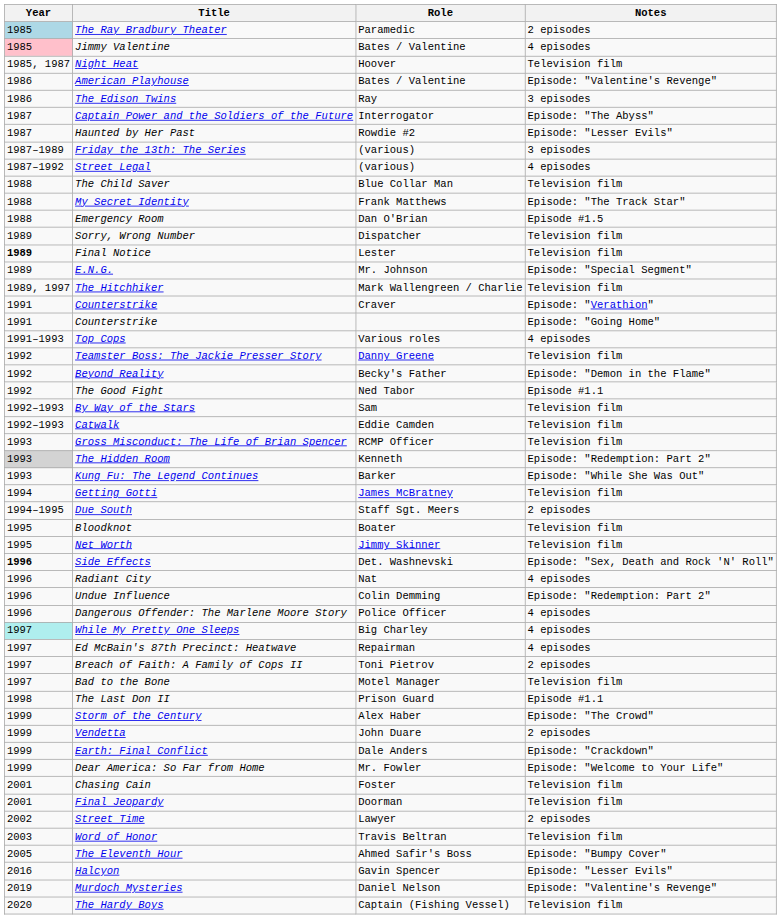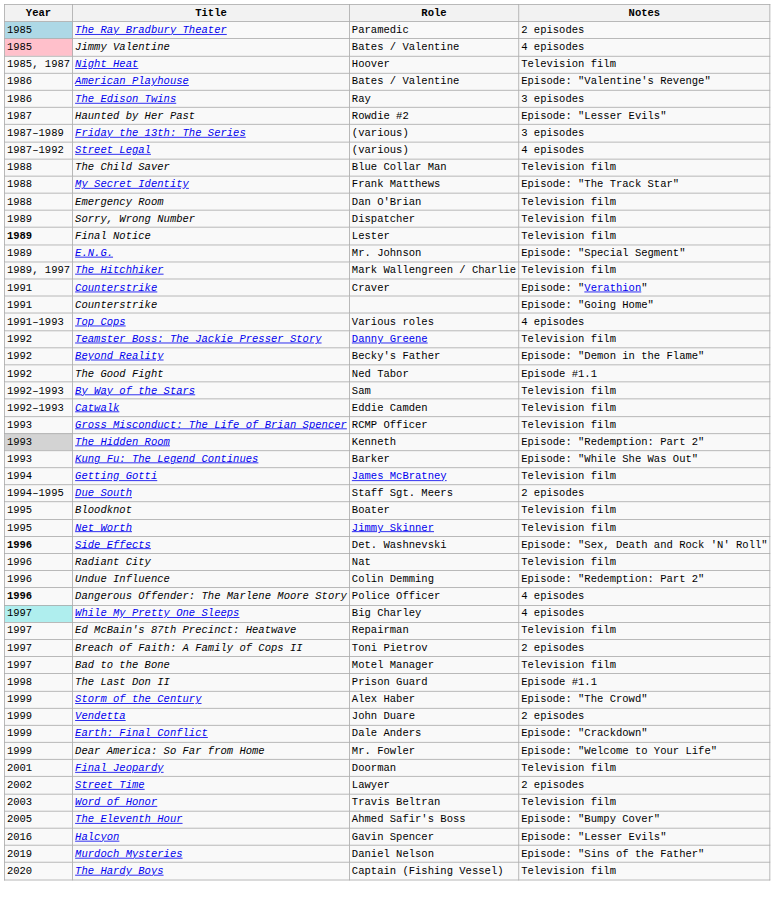- row: (214, 116)
(565, 219) Episode #1.5 -> (569, 202) Television film
(559, 579) 4 episodes -> (569, 562) Television film
(20, 614) normal -> (20, 596) bold
(559, 648) 4 episodes -> (569, 631) Television film
- row: (113, 785)
(622, 888) Episode: "Valentine's Revenge" -> (613, 854) Episode: "Sins of the Father"
